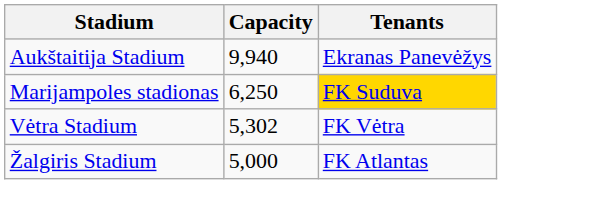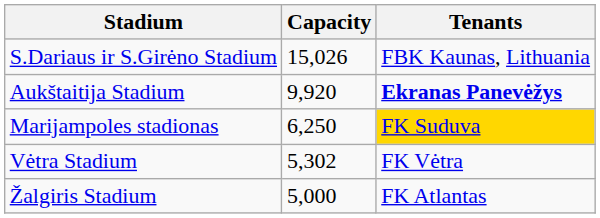+ row: (143, 56)
(253, 56) 9,940 -> (312, 91) 9,920
(407, 56) normal -> (472, 91) bold
